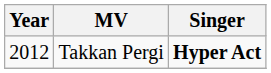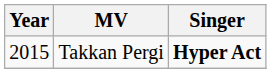(29, 52) 2012 -> (29, 52) 2015
